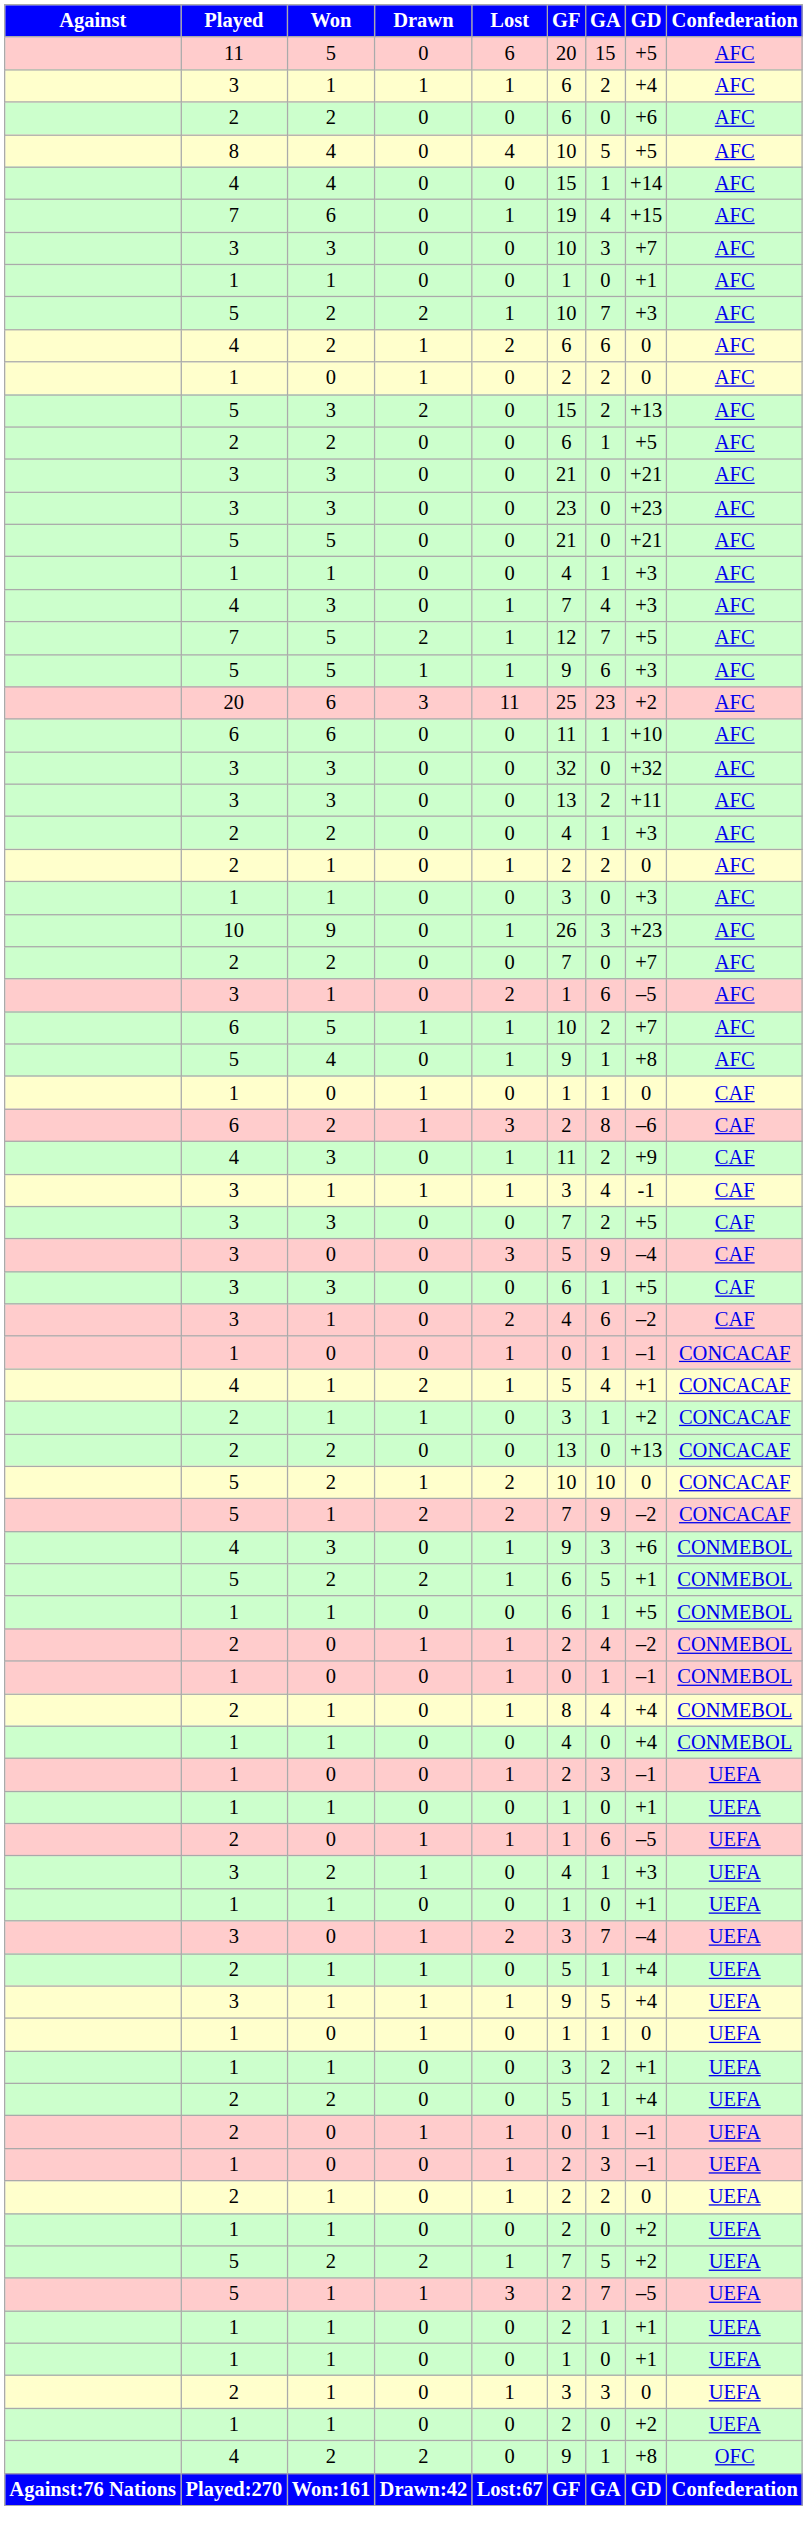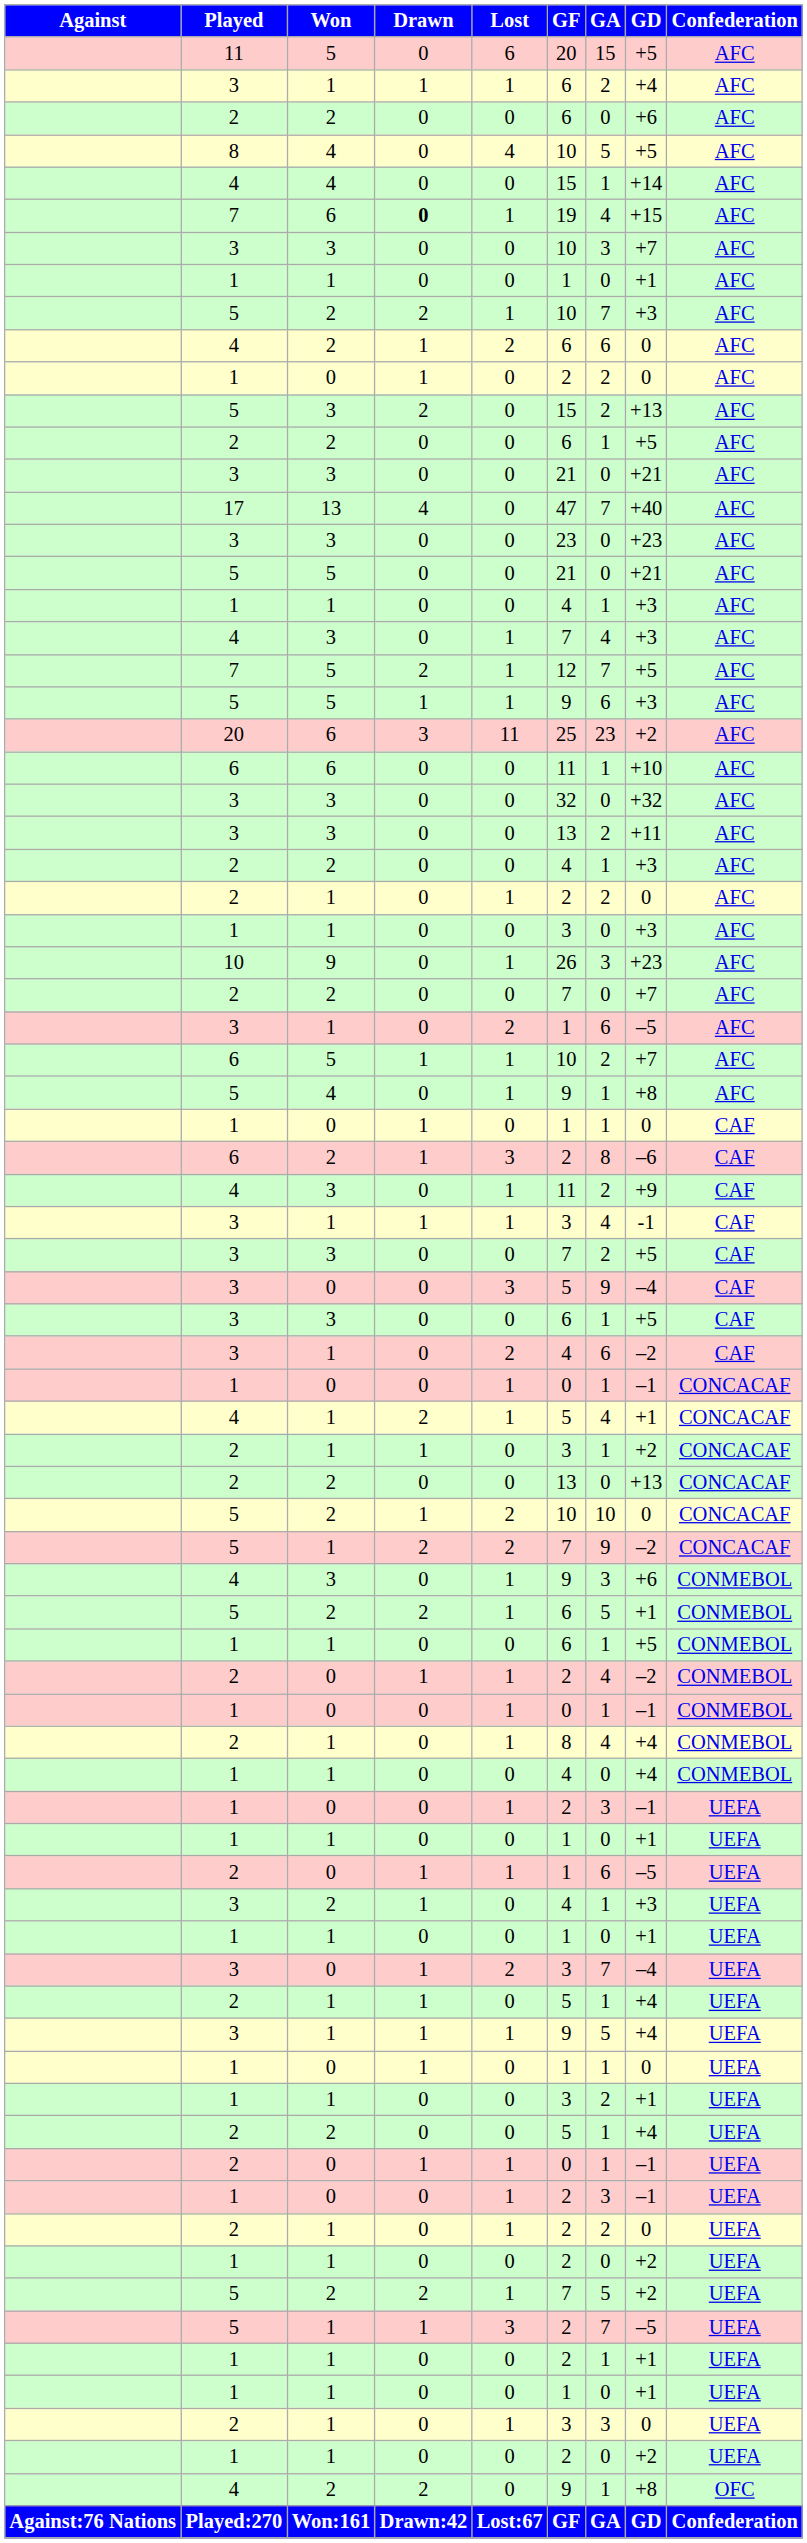(423, 215) normal -> (423, 215) bold
+ row: (234, 507)
